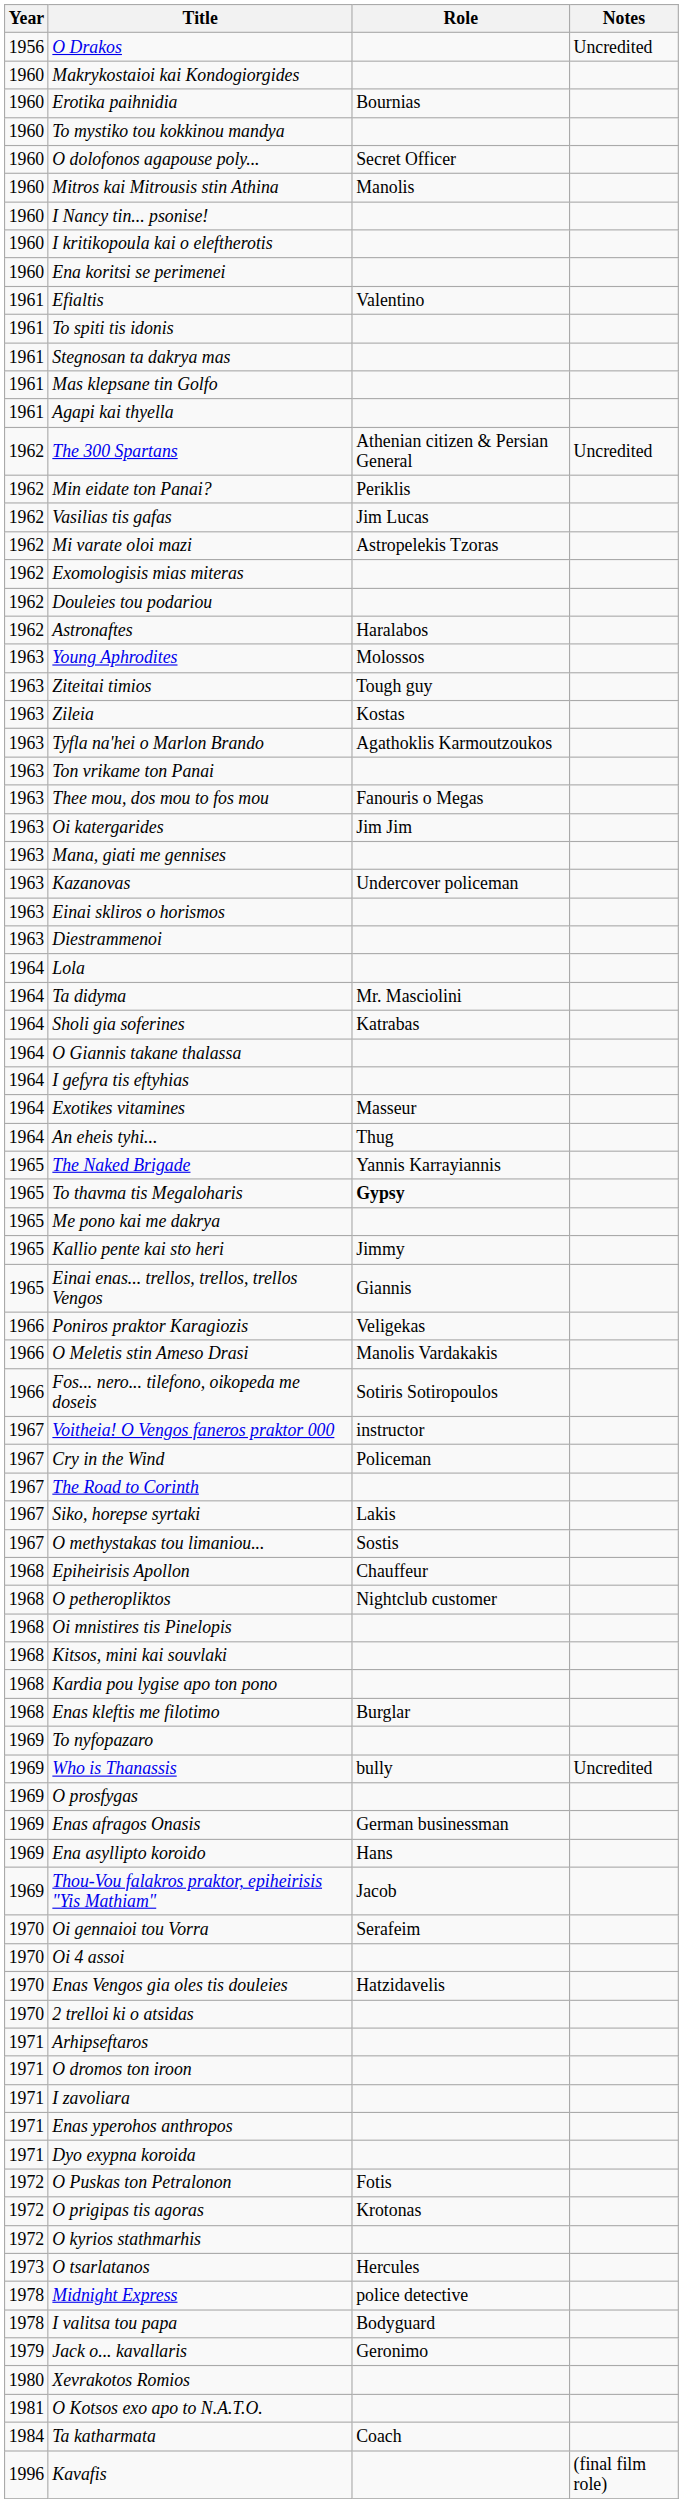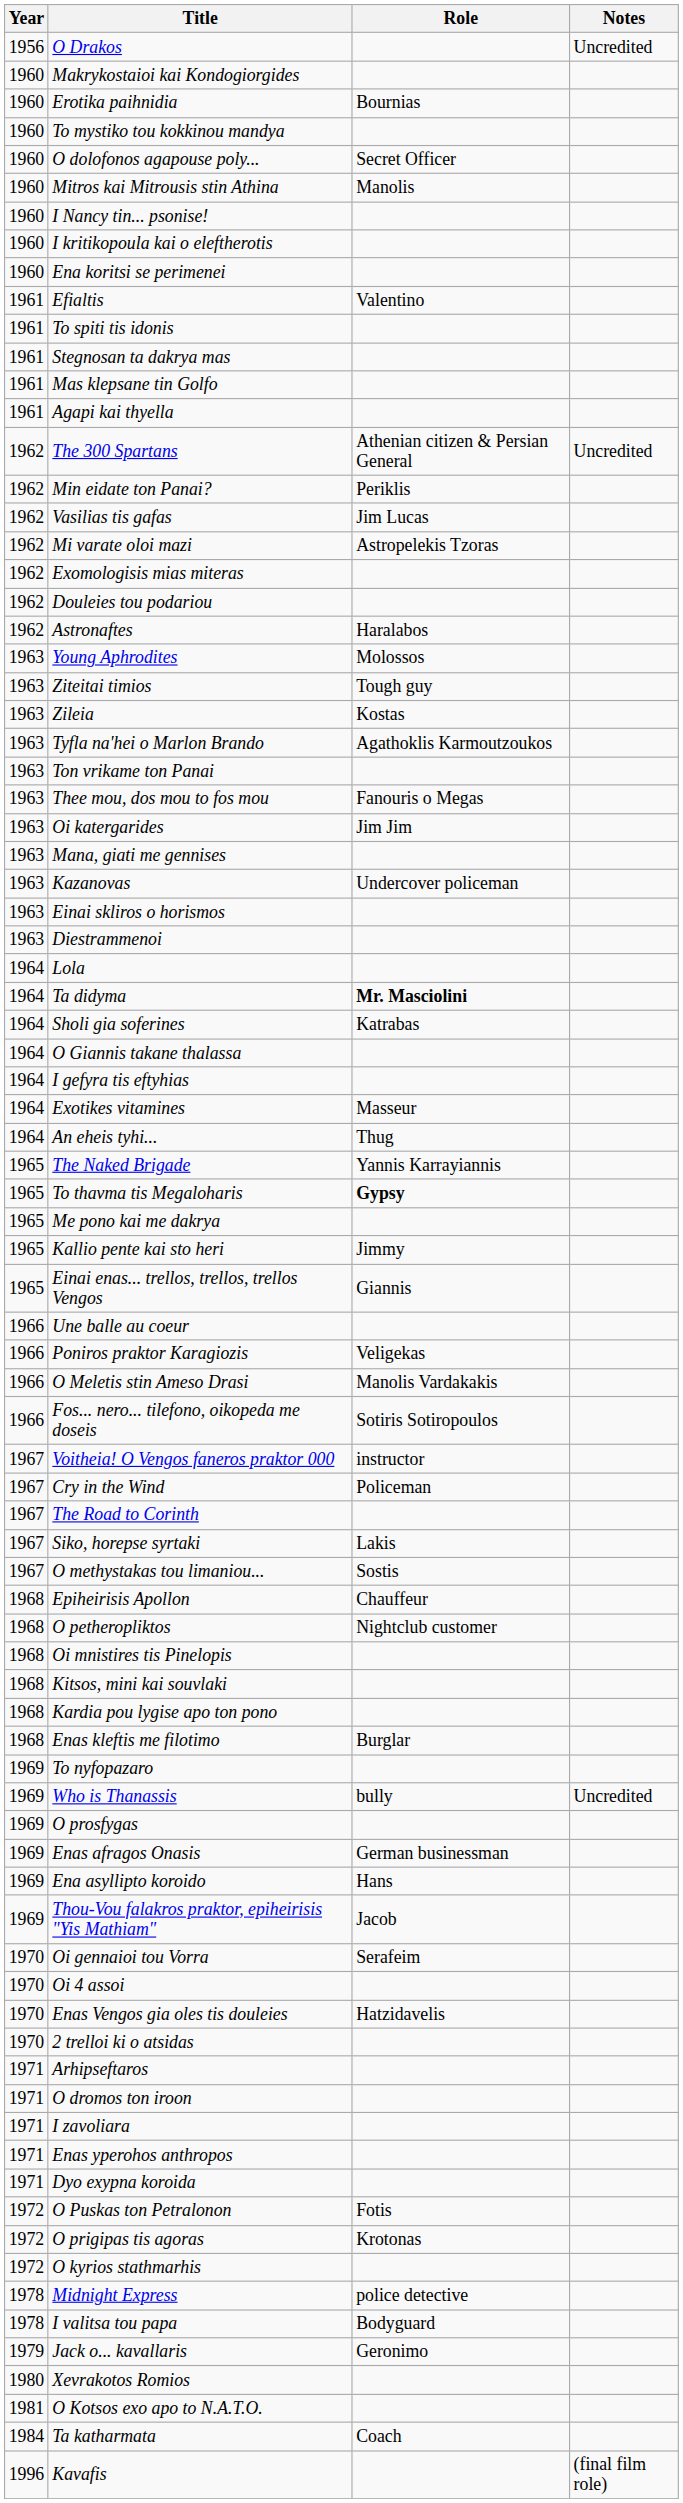(409, 996) normal -> (412, 996) bold
+ row: (121, 1326)
- row: (101, 2267)
